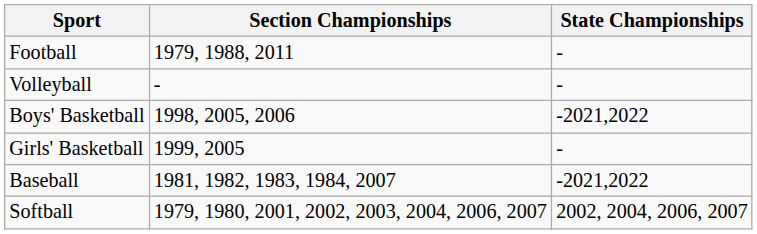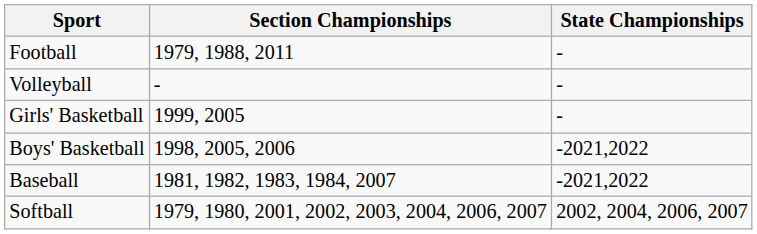rows swapped: (77, 116) <-> (76, 148)
